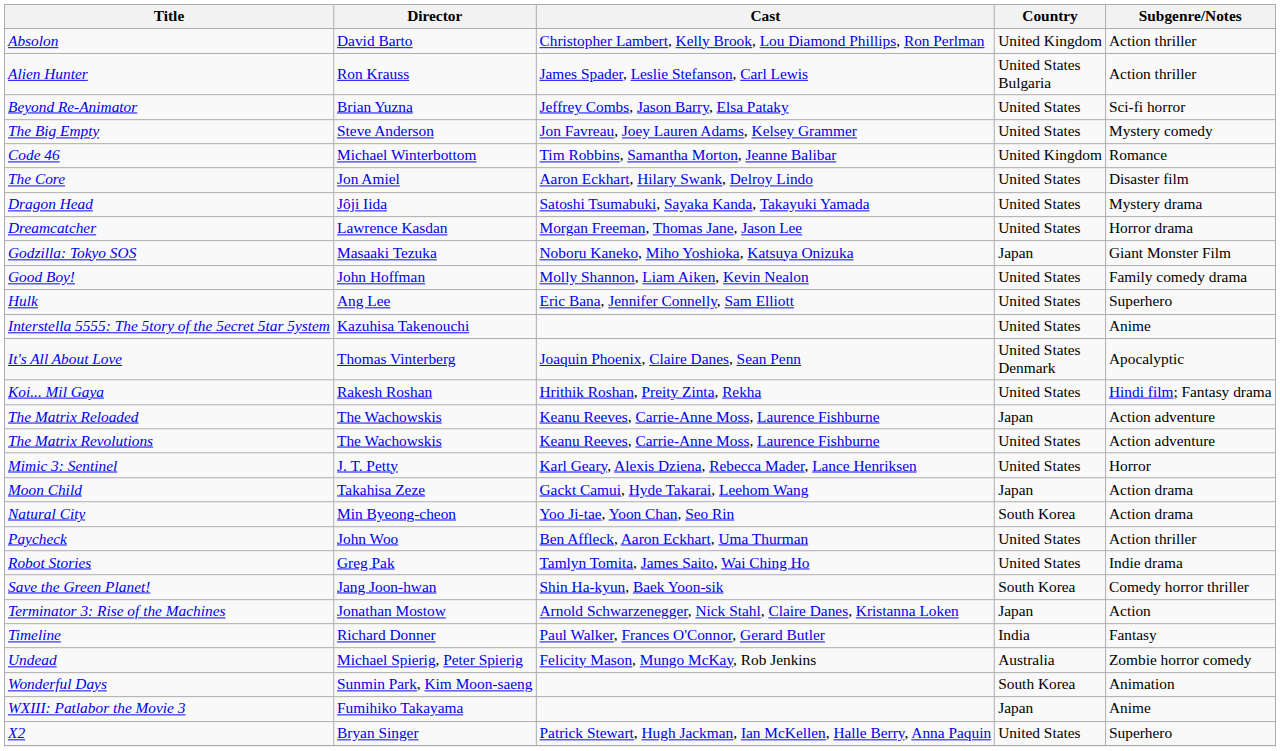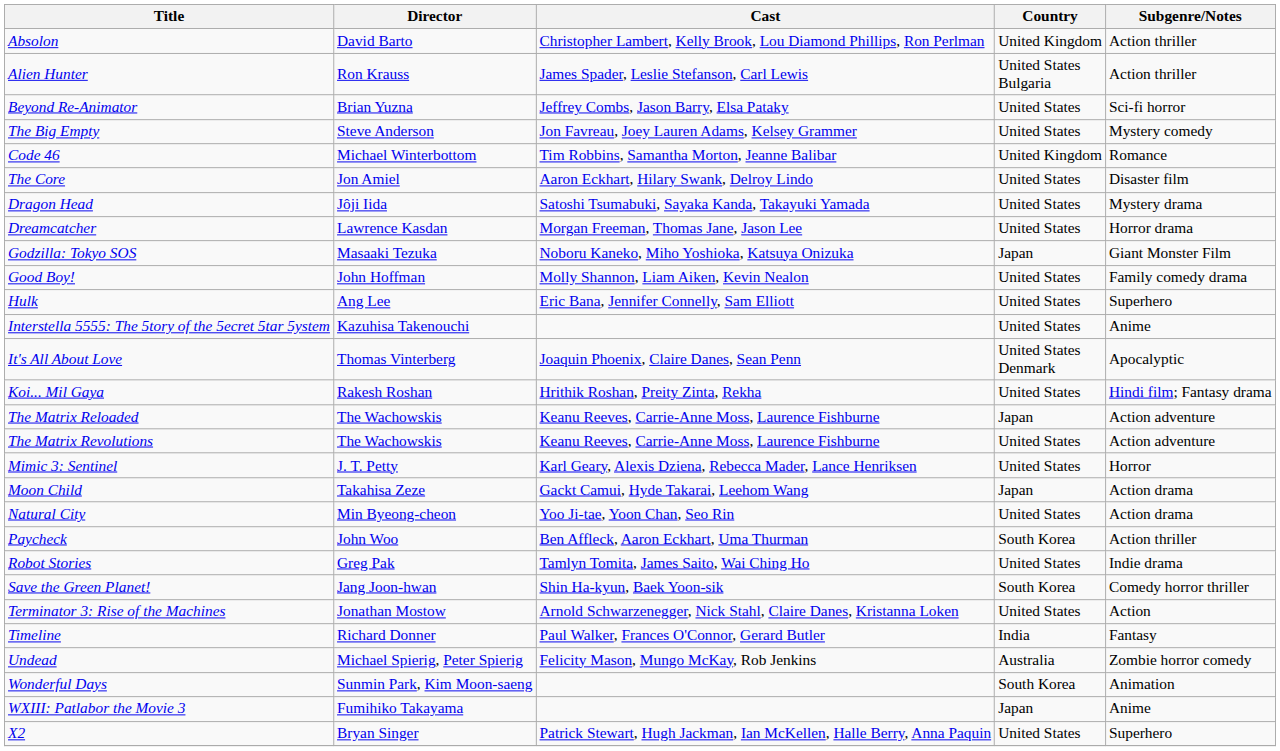(1037, 514) South Korea -> (1039, 514) United States
(1039, 538) United States -> (1037, 538) South Korea
(1016, 611) Japan -> (1039, 611) United States
